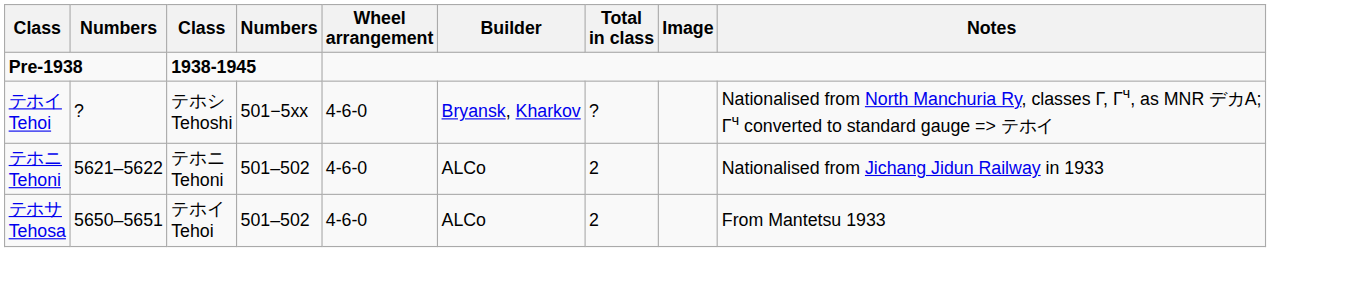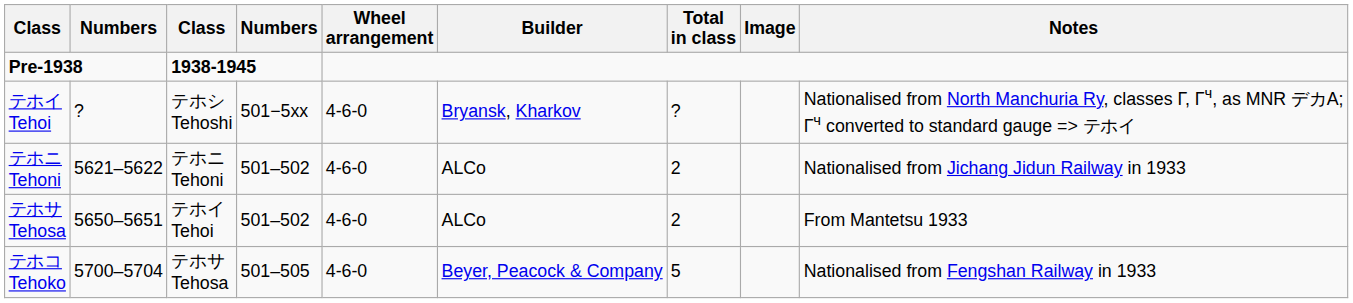+ row: (37, 272)
